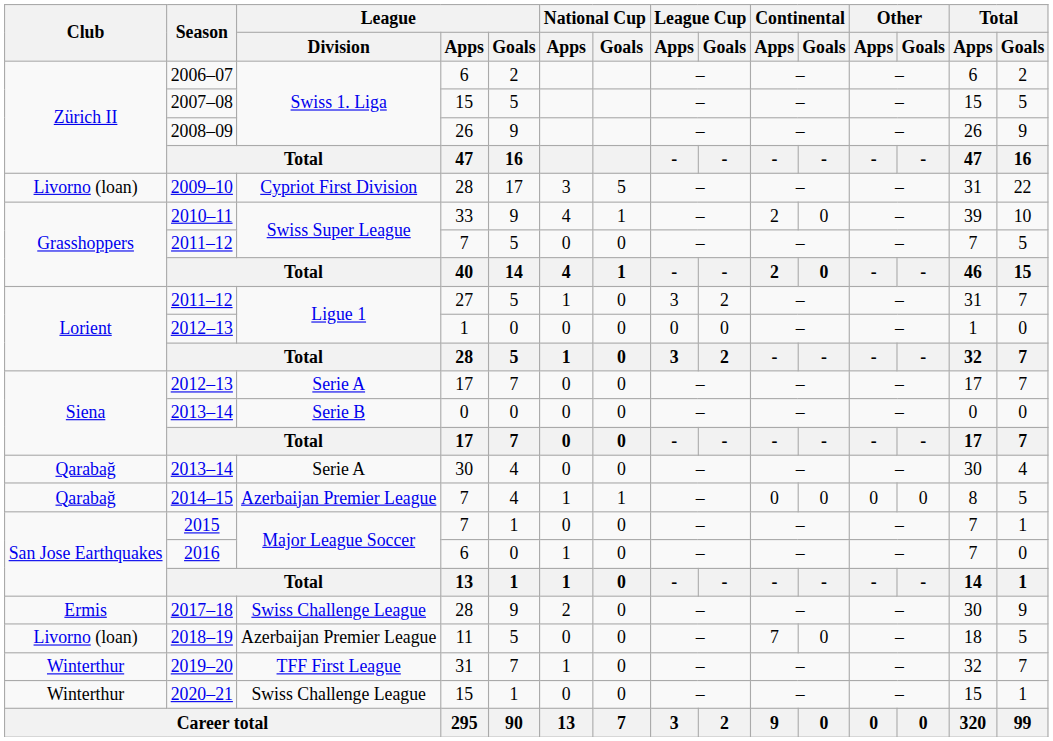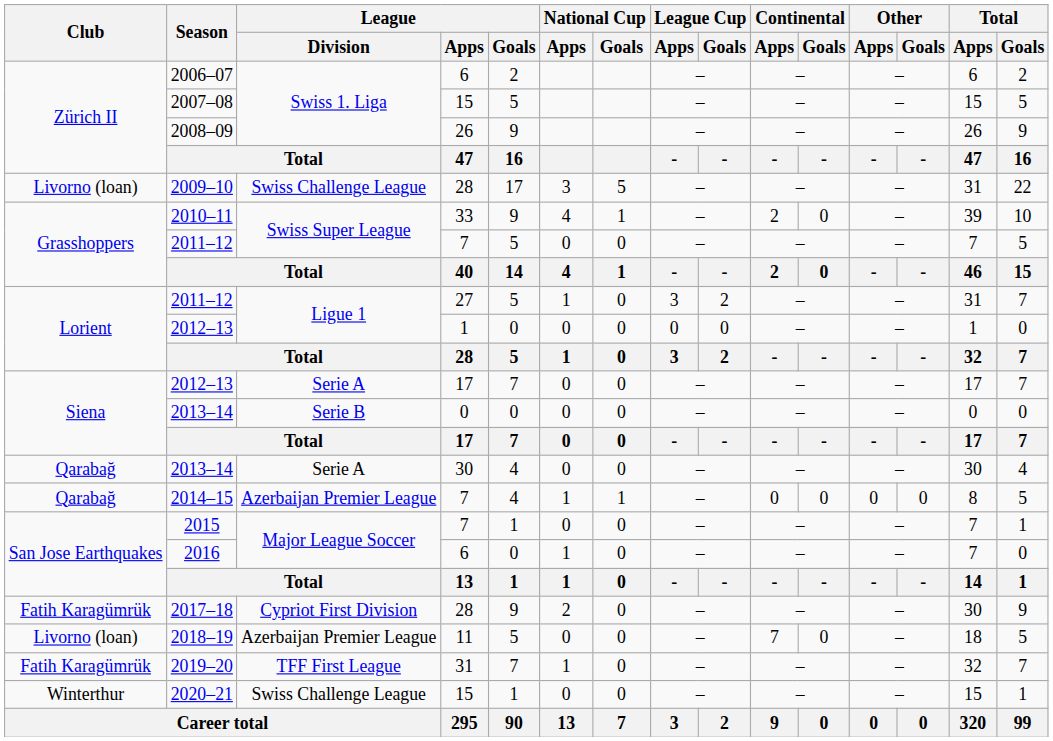(339, 187) Cypriot First Division -> (339, 187) Swiss Challenge League
(86, 610) Ermis -> (86, 610) Fatih Karagümrük
(339, 610) Swiss Challenge League -> (339, 610) Cypriot First Division
(86, 666) Winterthur -> (86, 666) Fatih Karagümrük
